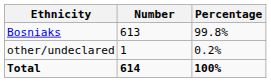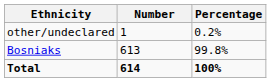rows swapped: (34, 32) <-> (61, 50)
